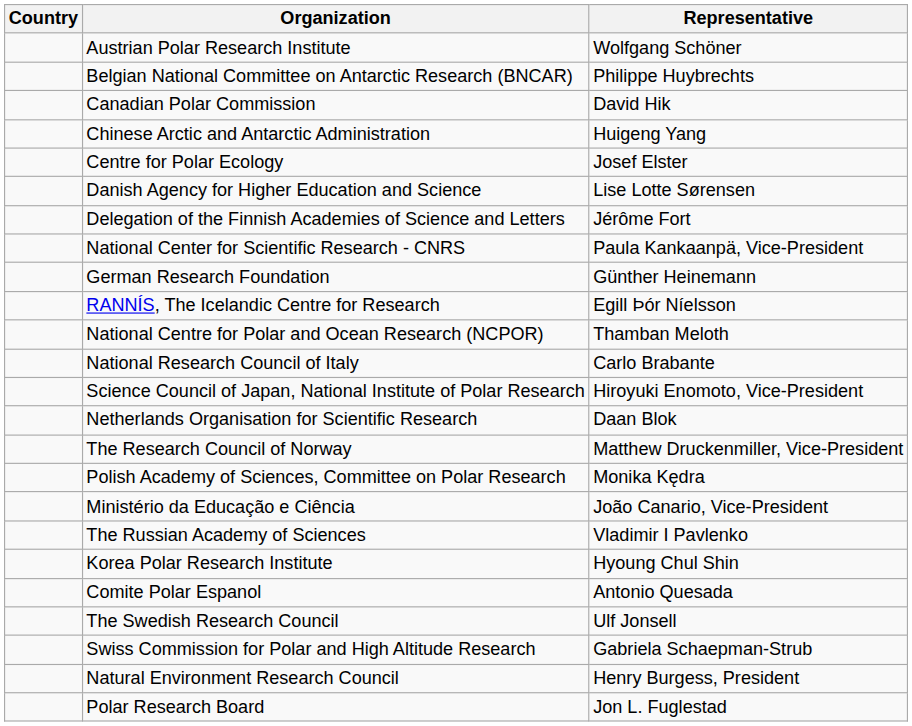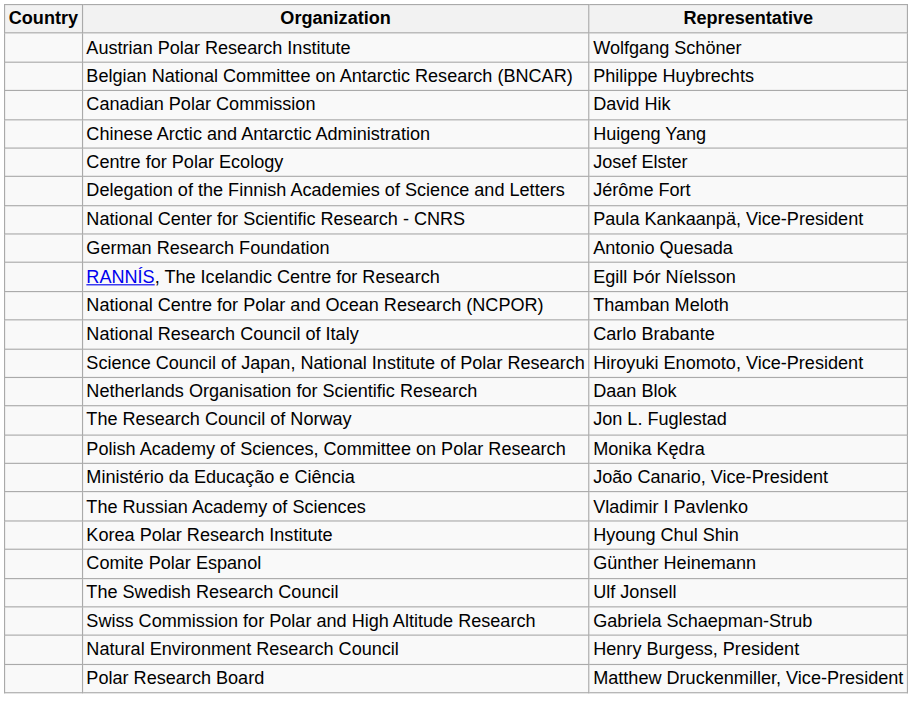- row: (284, 190)
(675, 276) Günther Heinemann -> (663, 248) Antonio Quesada
(748, 448) Matthew Druckenmiller, Vice-President -> (660, 420) Jon L. Fuglestad
(663, 592) Antonio Quesada -> (675, 563) Günther Heinemann
(660, 707) Jon L. Fuglestad -> (748, 678) Matthew Druckenmiller, Vice-President
